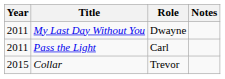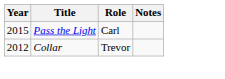- row: (89, 30)
(18, 47) 2011 -> (18, 30) 2015
(18, 64) 2015 -> (18, 47) 2012
